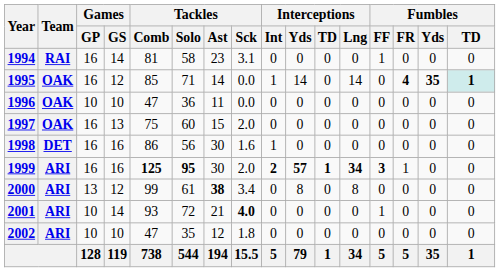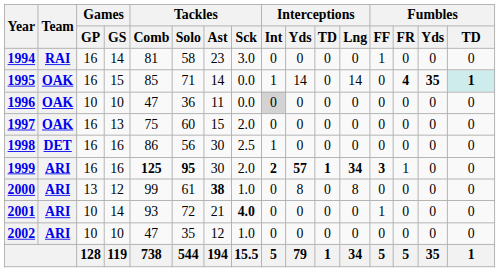(246, 59) 3.1 -> (246, 59) 3.0
(117, 80) 12 -> (117, 80) 15
(273, 102) no background -> (273, 102) lightgrey background
(246, 146) 1.6 -> (246, 146) 2.5
(246, 189) 3.4 -> (246, 189) 1.0
(246, 233) 1.8 -> (246, 233) 1.0
